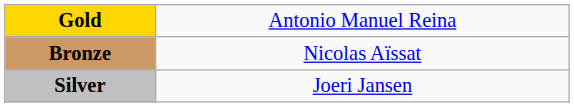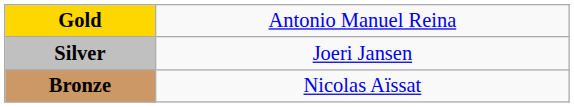rows swapped: (80, 85) <-> (80, 53)
